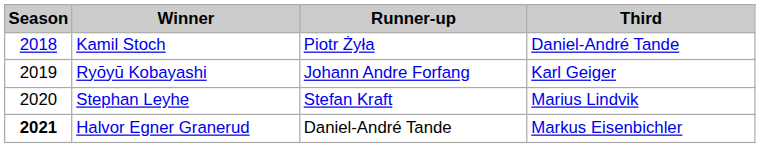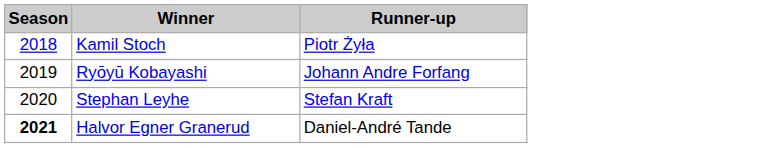- column: (641, 17)
